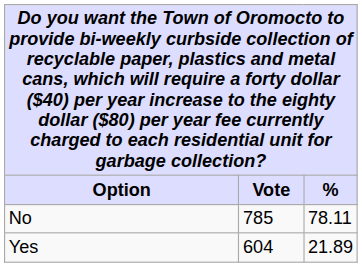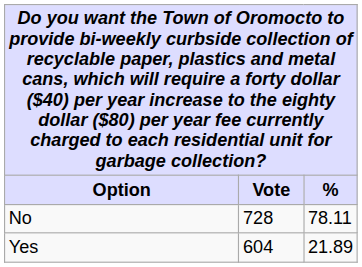(258, 218) 785 -> (258, 218) 728
